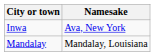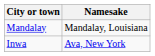rows swapped: (17, 28) <-> (26, 43)
